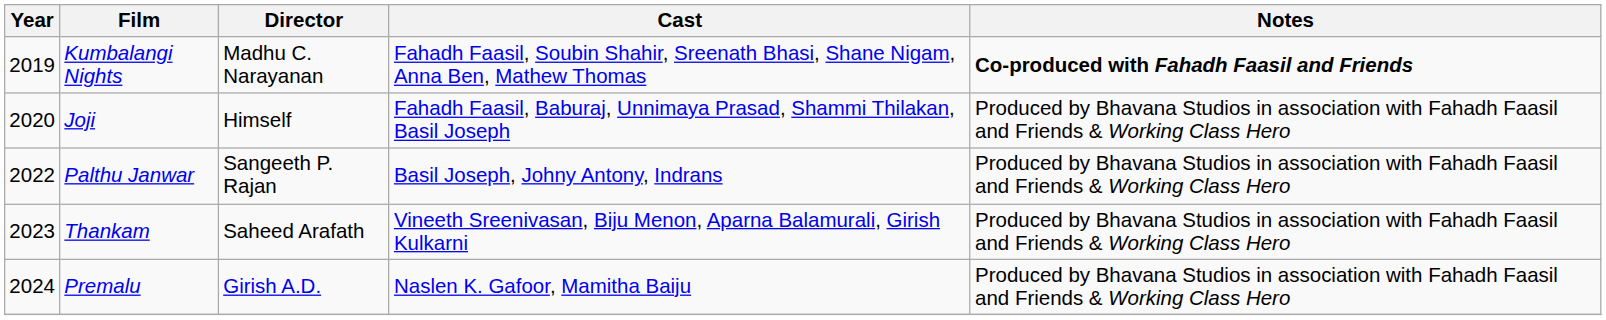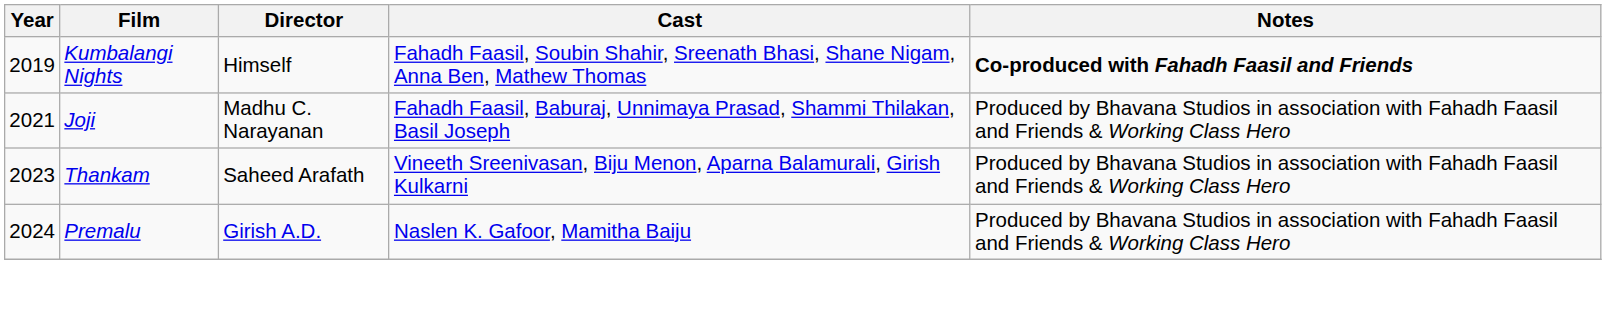(273, 64) Madhu C. Narayanan -> (257, 64) Himself
(32, 120) 2020 -> (32, 120) 2021
(257, 120) Himself -> (273, 120) Madhu C. Narayanan
- row: (129, 175)
